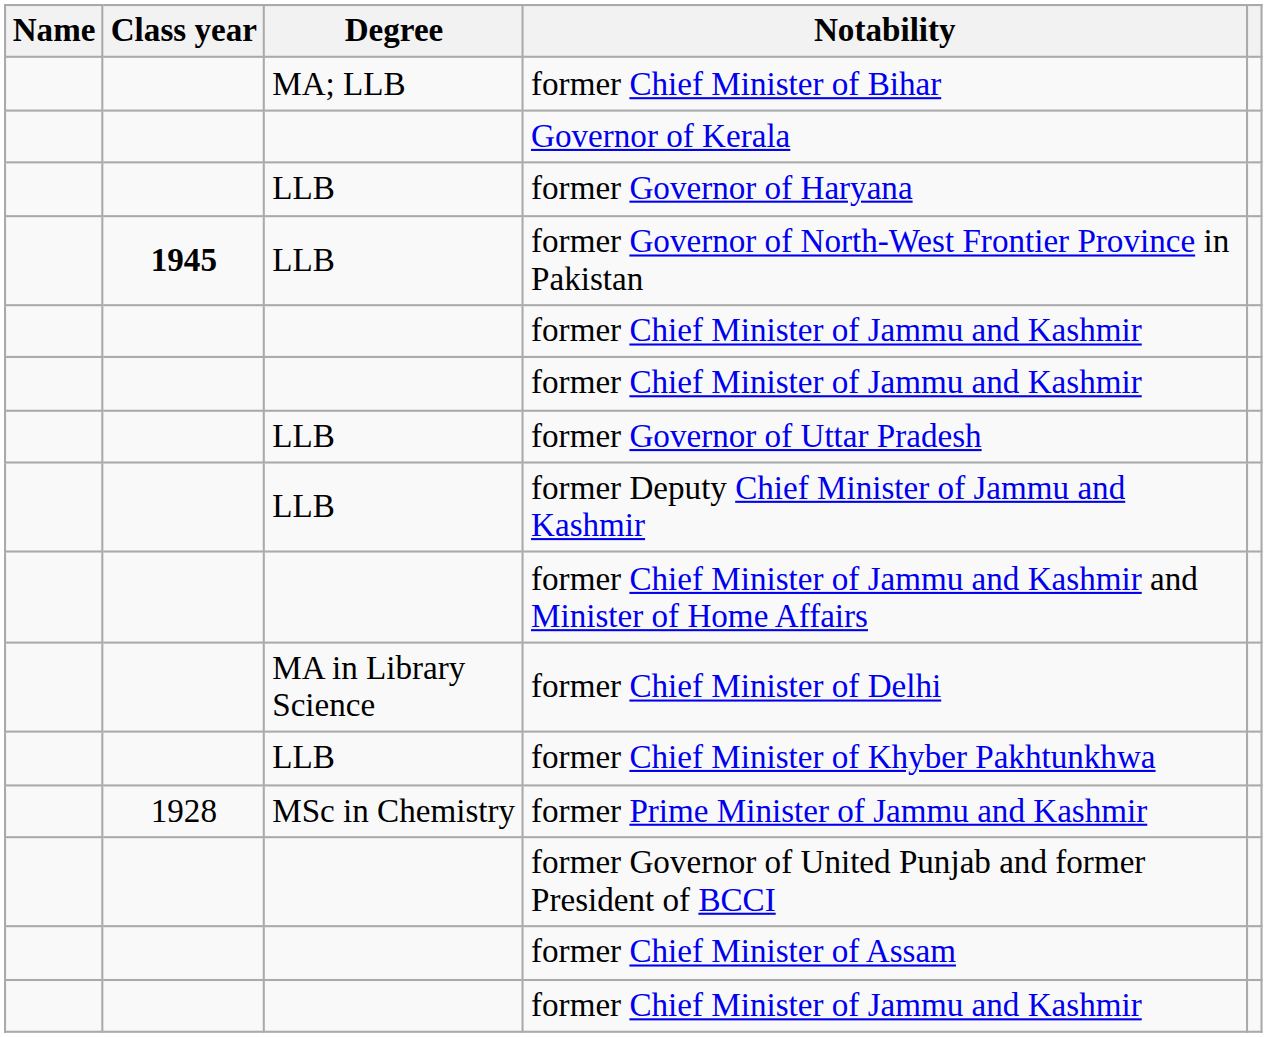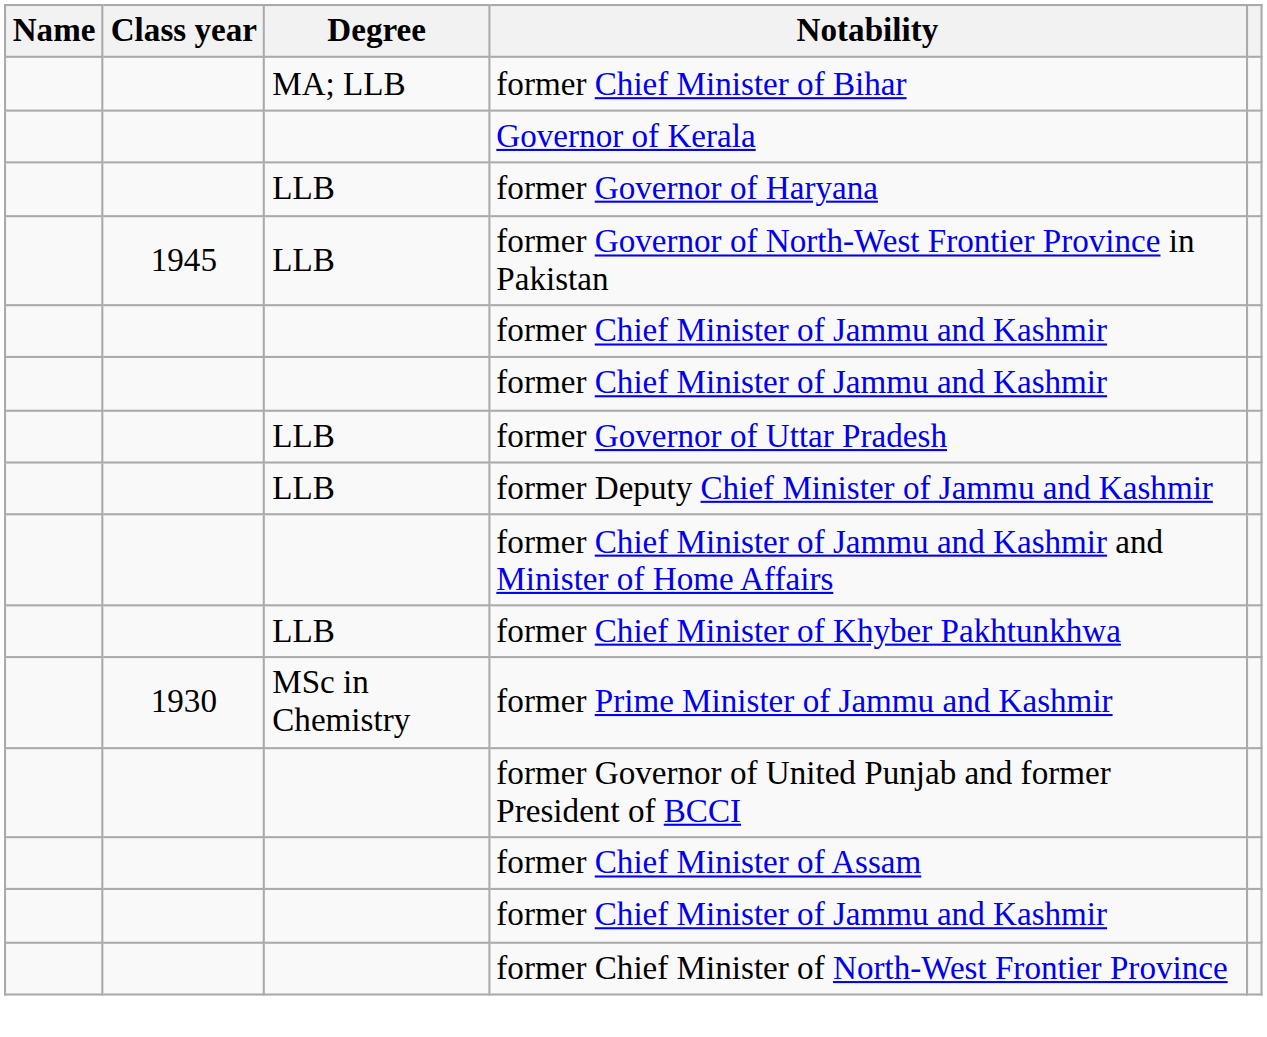(184, 259) bold -> (184, 259) normal
- row: (369, 686)
(184, 810) 1928 -> (184, 701) 1930
+ row: (377, 968)
